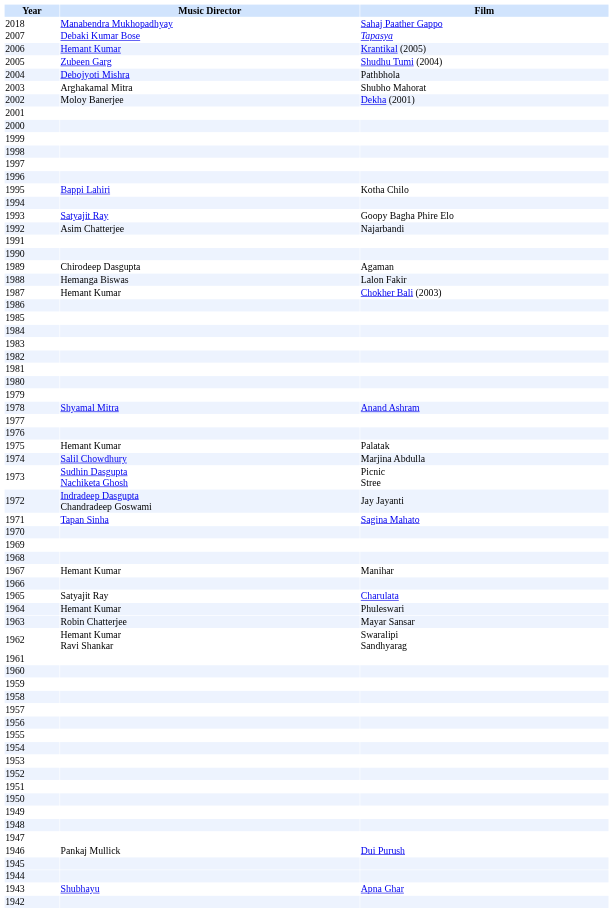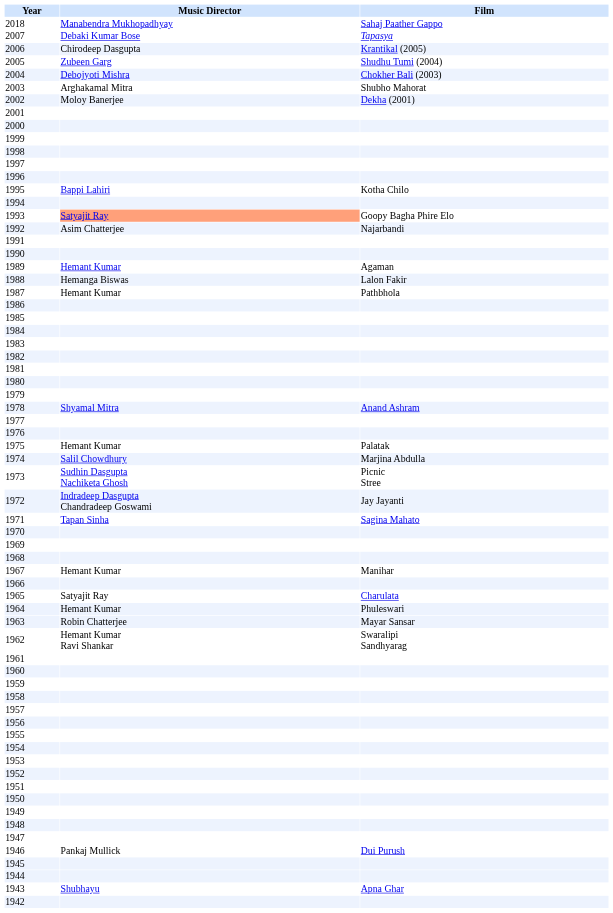(91, 49) Hemant Kumar -> (100, 49) Chirodeep Dasgupta
(380, 74) Pathbhola -> (401, 74) Chokher Bali (2003)
(84, 215) no background -> (84, 215) lightsalmon background
(100, 267) Chirodeep Dasgupta -> (91, 267) Hemant Kumar
(401, 292) Chokher Bali (2003) -> (380, 292) Pathbhola
